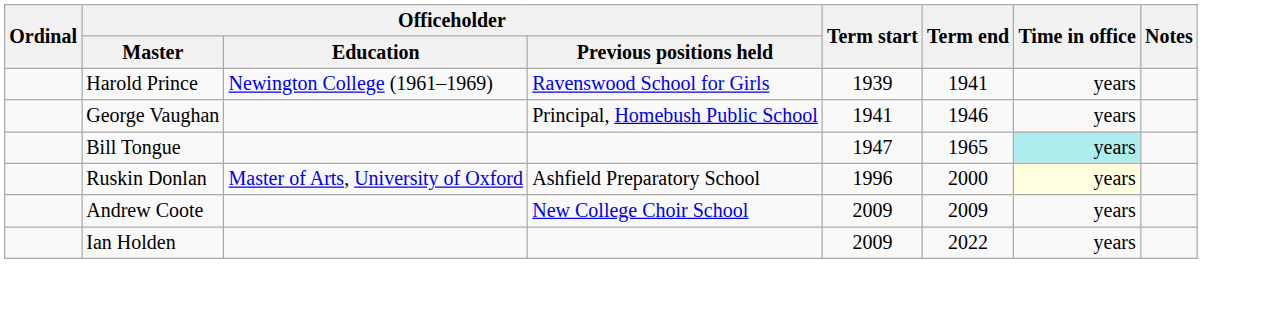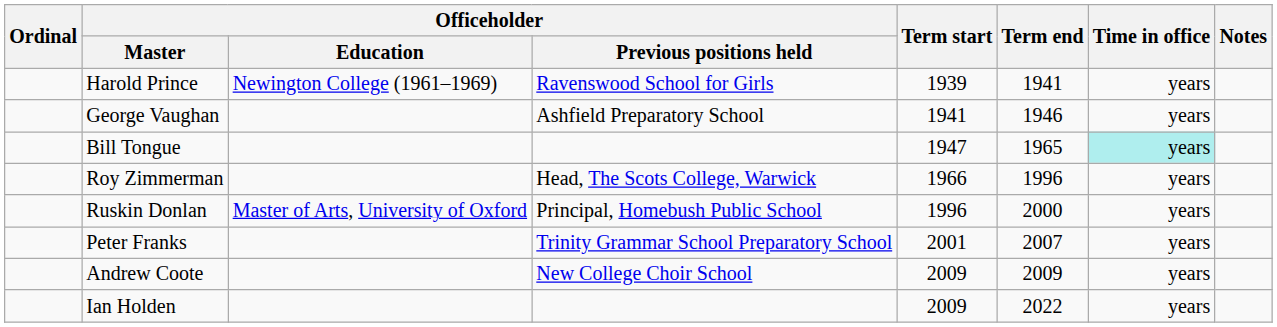(675, 115) Principal, Homebush Public School -> (650, 115) Ashfield Preparatory School
+ row: (155, 178)
(646, 178) Ashfield Preparatory School -> (679, 210) Principal, Homebush Public School
(1115, 178) lightyellow background -> (1189, 210) no background
+ row: (137, 242)
